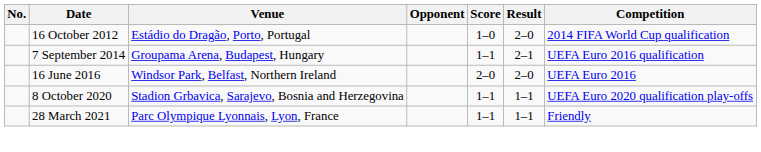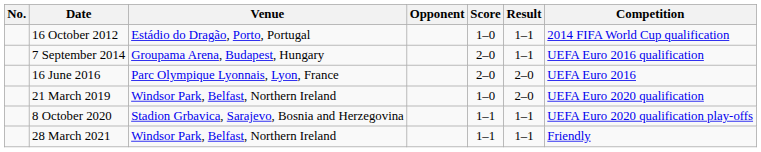(524, 34) 2–0 -> (524, 34) 1–1
(486, 55) 1–1 -> (486, 55) 2–0
(524, 55) 2–1 -> (524, 55) 1–1
(234, 75) Windsor Park, Belfast, Northern Ireland -> (235, 75) Parc Olympique Lyonnais, Lyon, France
+ row: (71, 95)
(235, 116) Parc Olympique Lyonnais, Lyon, France -> (234, 136) Windsor Park, Belfast, Northern Ireland
